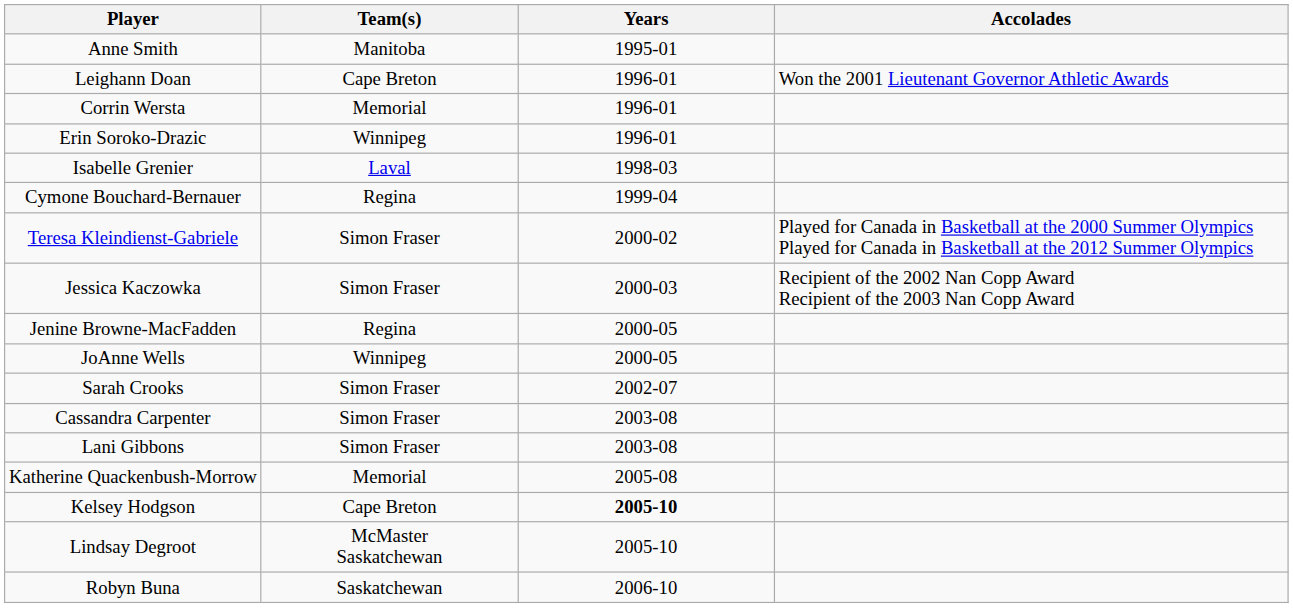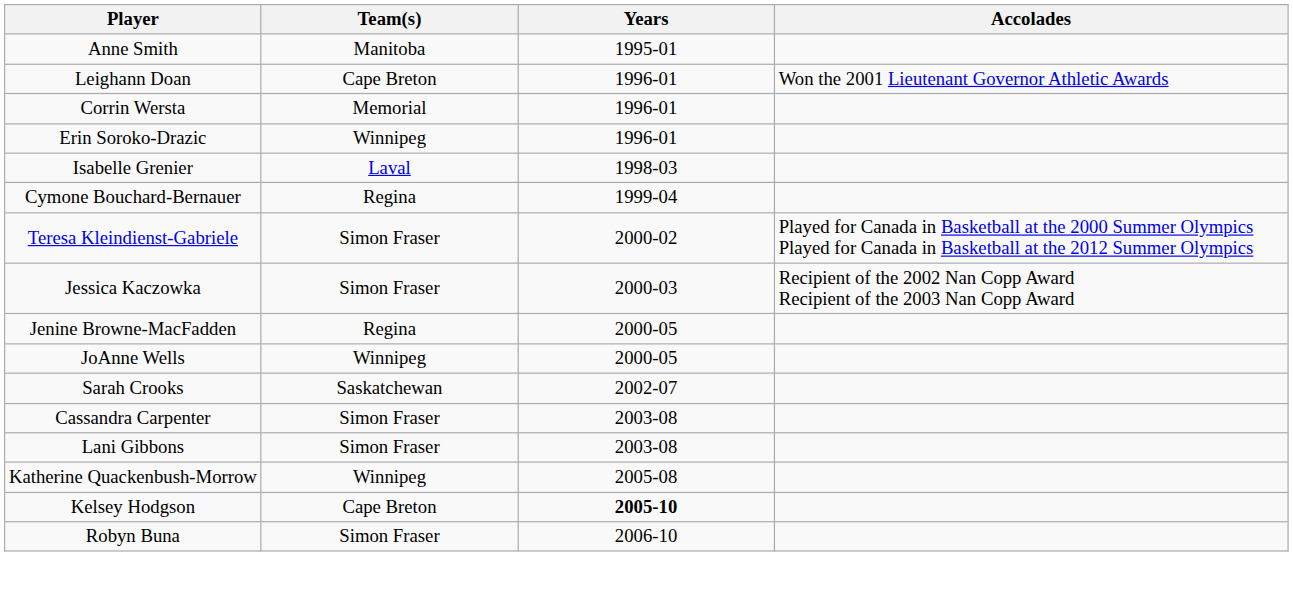(389, 388) Simon Fraser -> (389, 388) Saskatchewan
(389, 477) Memorial -> (389, 477) Winnipeg
- row: (133, 547)
(389, 587) Saskatchewan -> (389, 536) Simon Fraser
